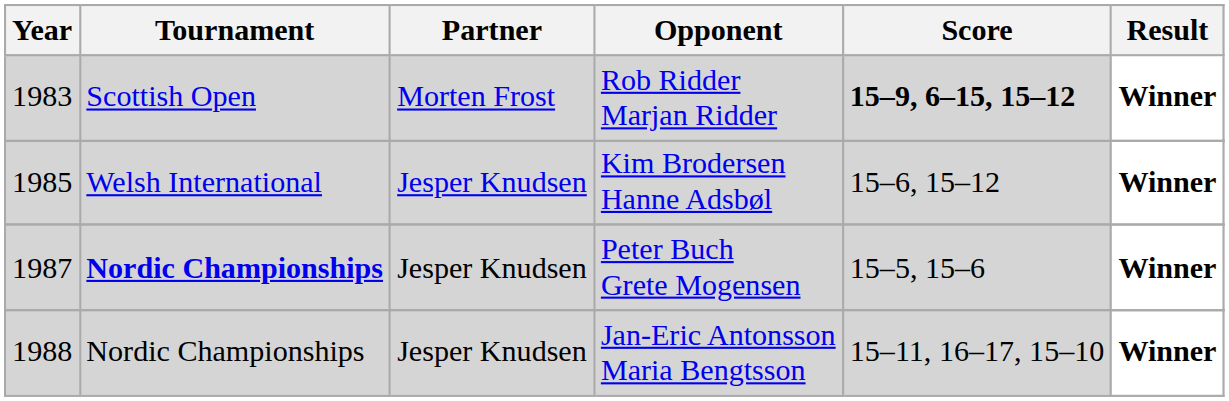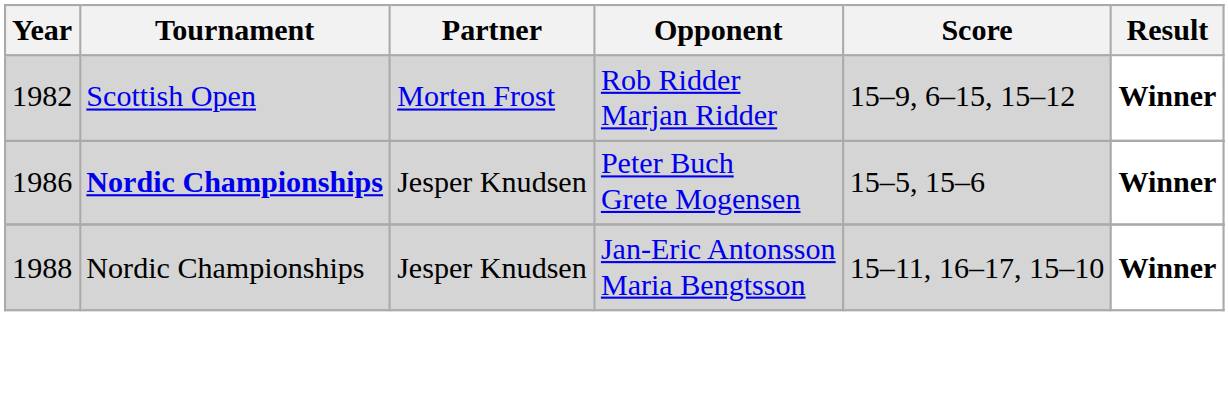(42, 97) 1983 -> (42, 97) 1982
(963, 97) bold -> (963, 97) normal
- row: (693, 182)
(42, 267) 1987 -> (42, 182) 1986
